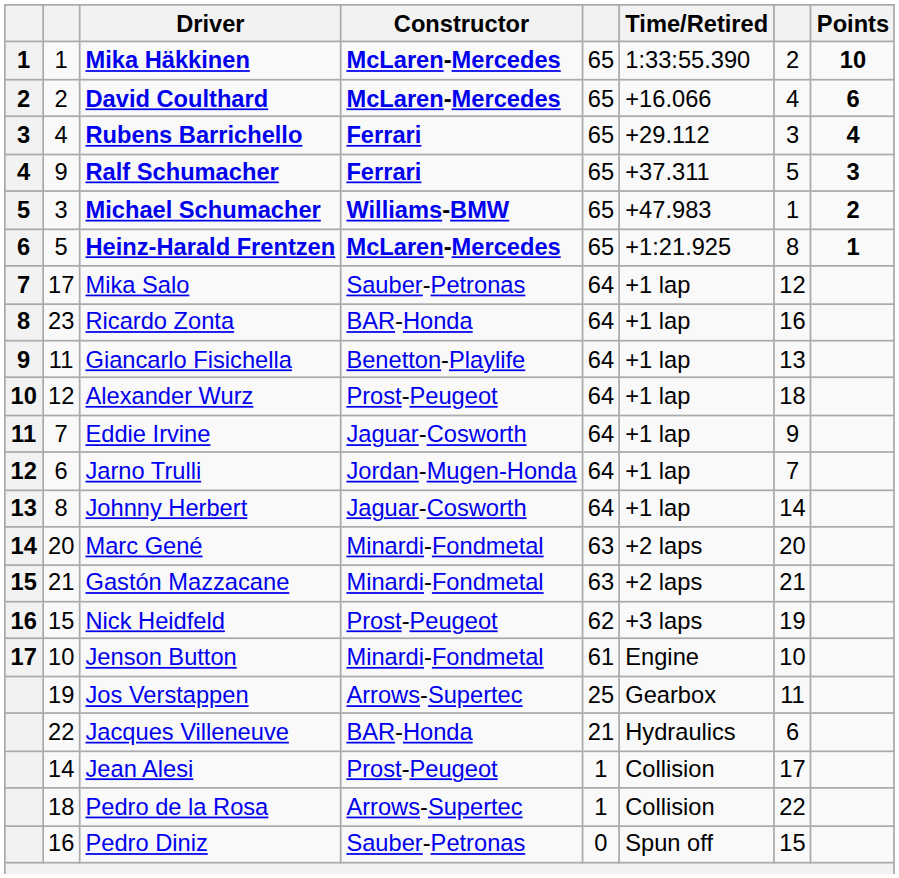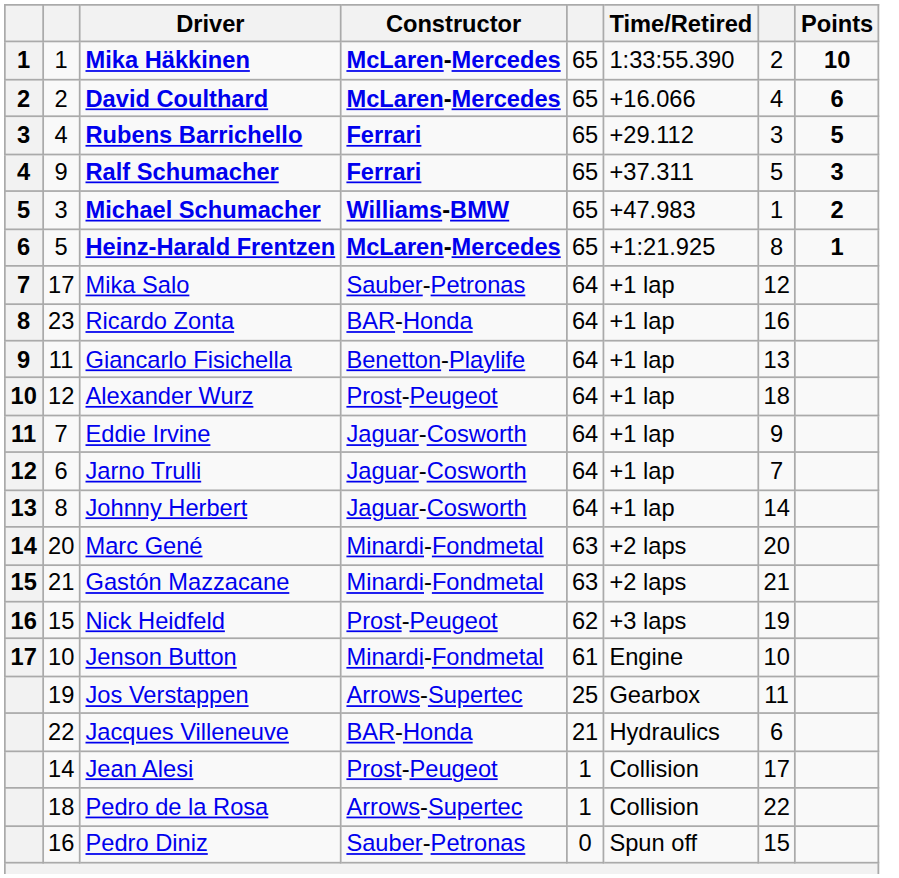(853, 135) 4 -> (837, 135) 5
(461, 471) Jordan-Mugen-Honda -> (436, 471) Jaguar-Cosworth
